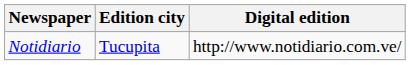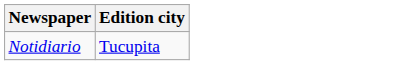- column: (297, 18)
